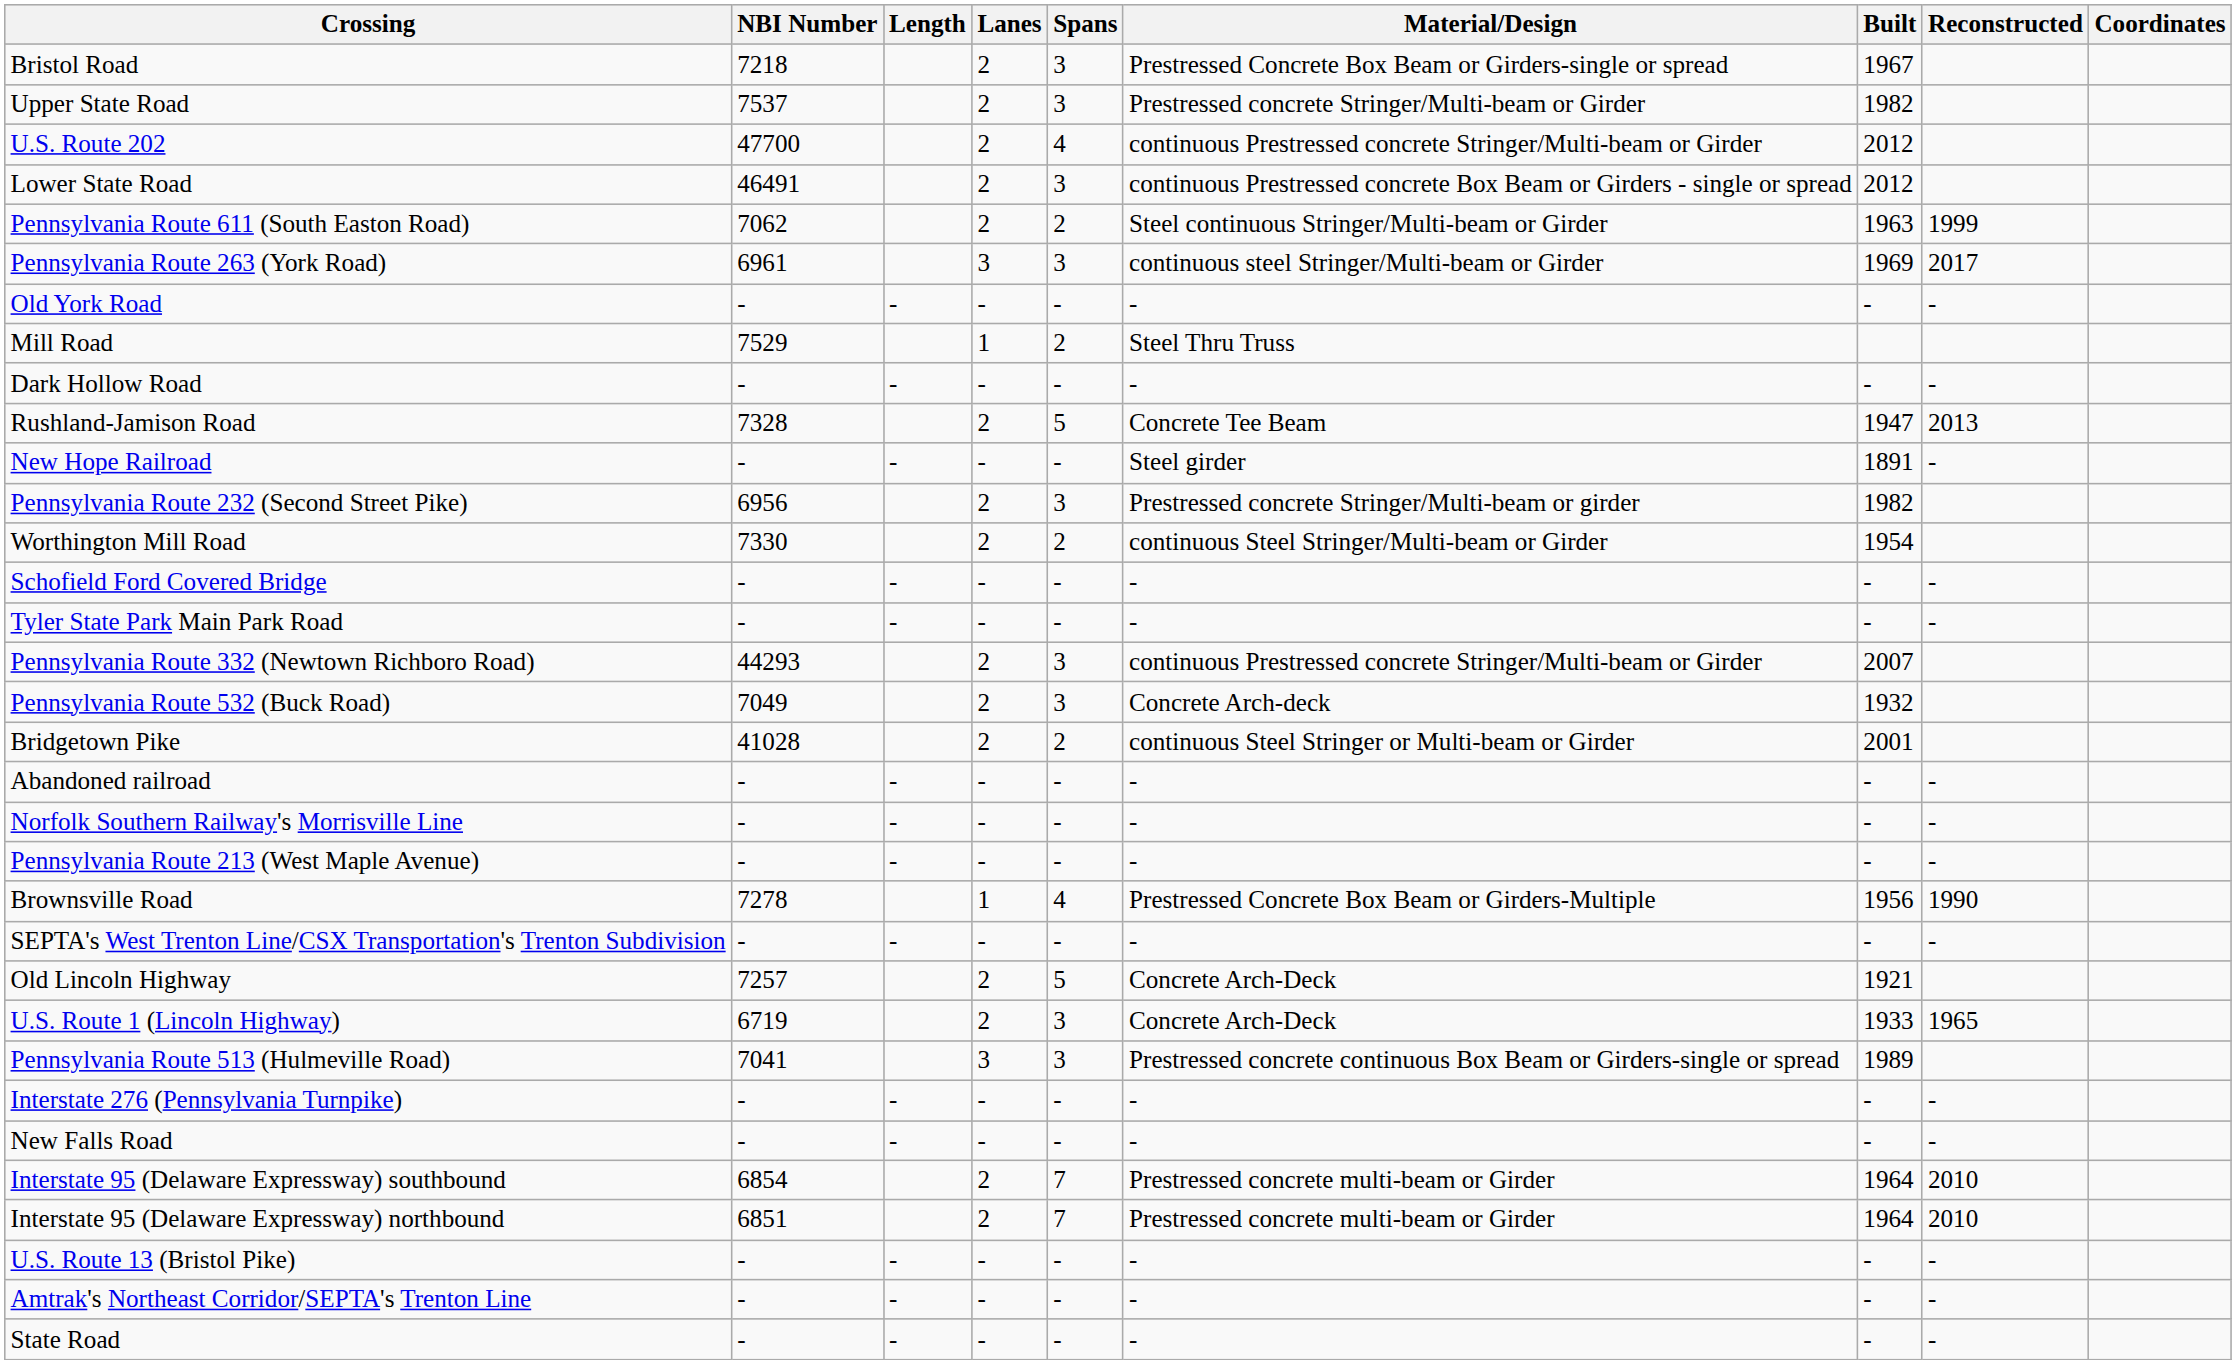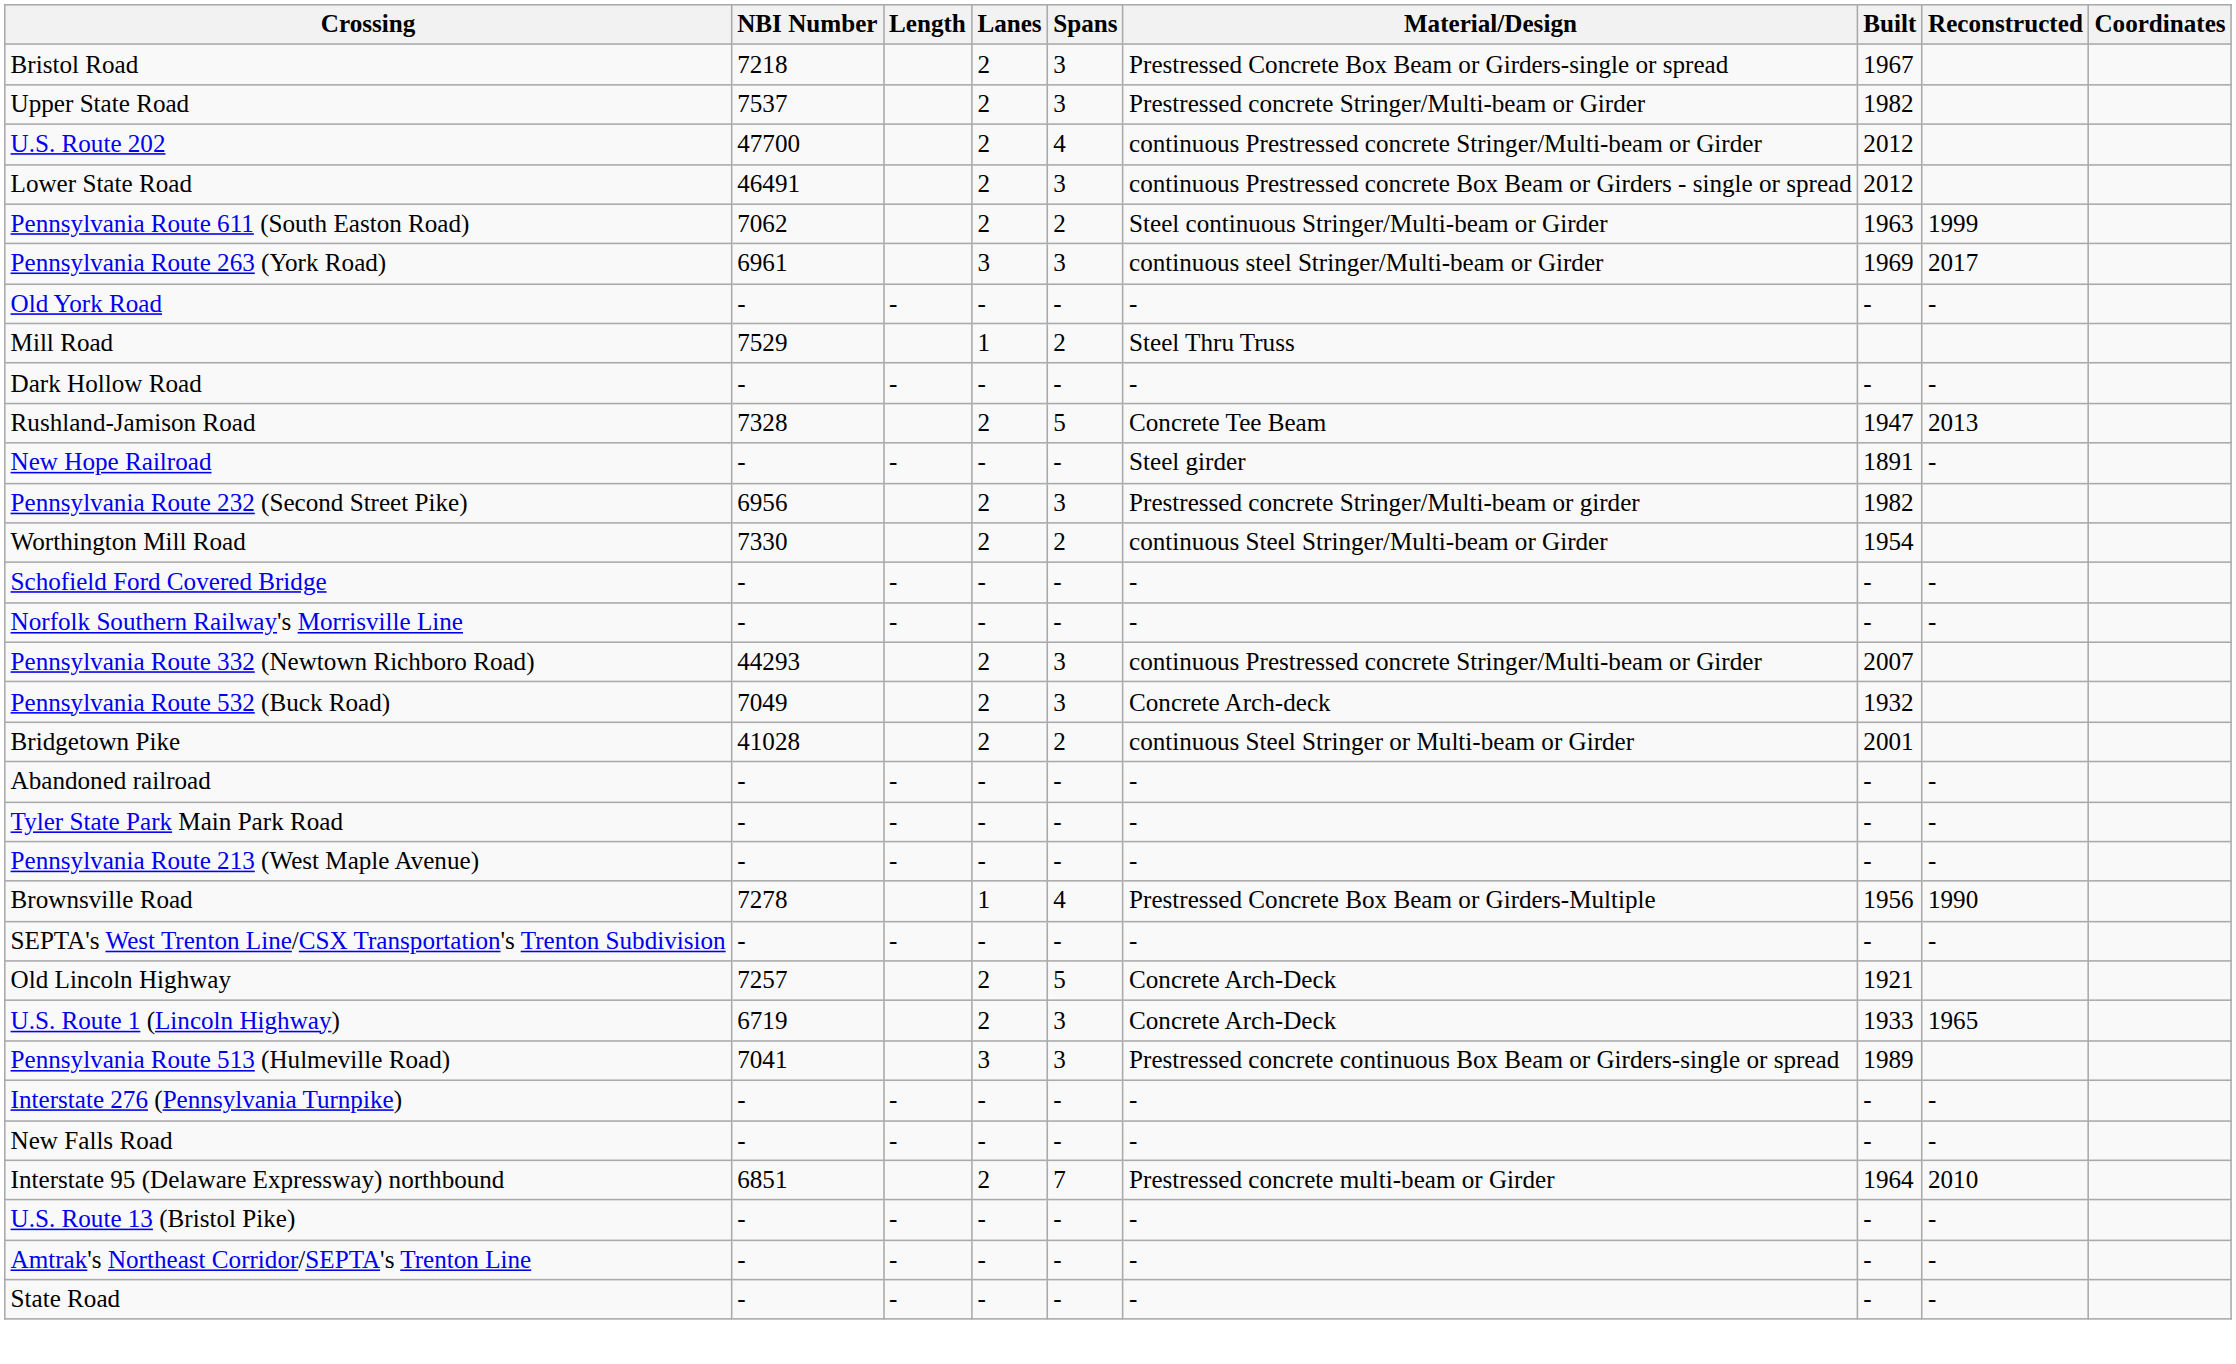rows swapped: (177, 622) <-> (237, 821)
- row: (258, 1179)
